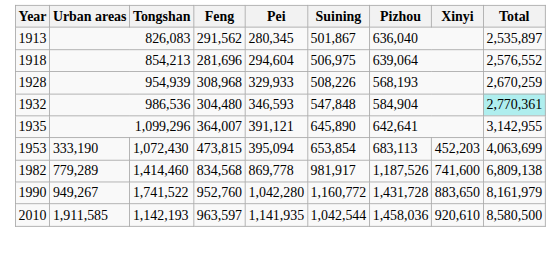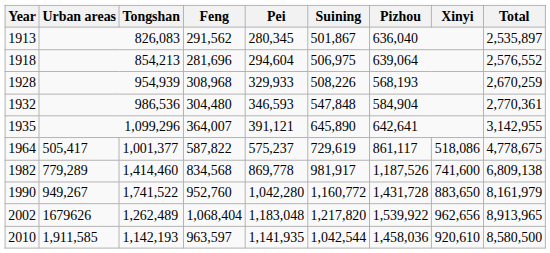(514, 104) paleturquoise background -> (514, 104) no background
- row: (33, 148)
+ row: (22, 148)
+ row: (22, 215)
